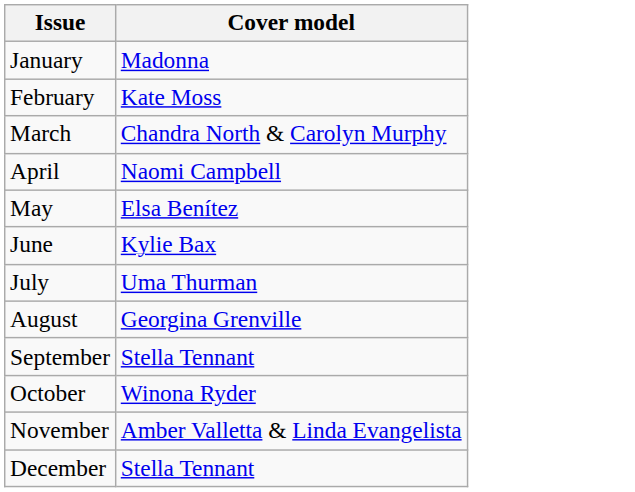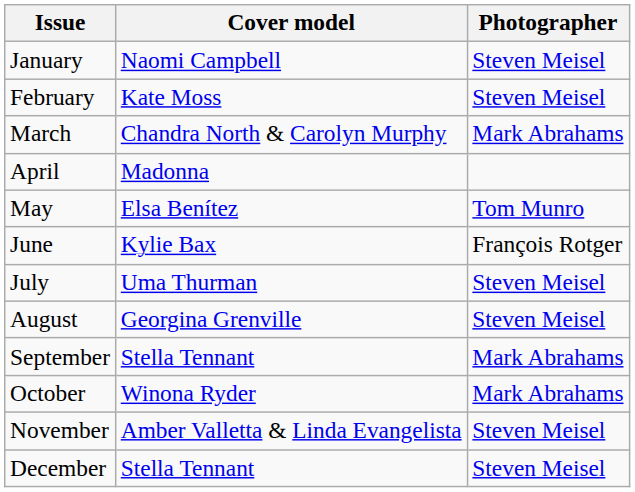+ column: (548, 23)
(165, 60) Madonna -> (201, 60) Naomi Campbell
(201, 171) Naomi Campbell -> (165, 171) Madonna
